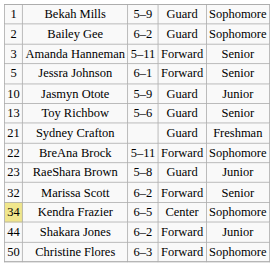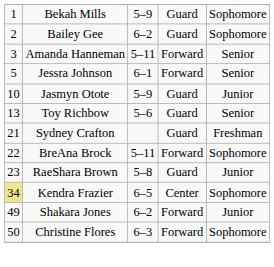- row: (75, 192)
(14, 232) 44 -> (14, 212) 49
